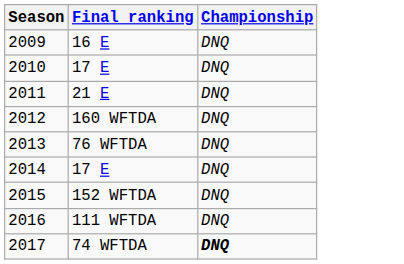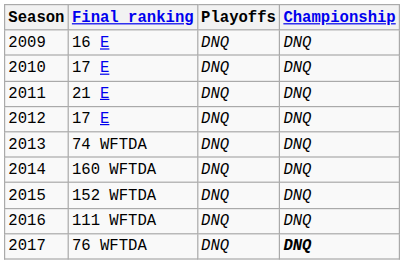+ column: (238, 17)
(114, 119) 160 WFTDA -> (91, 119) 17 E
(109, 144) 76 WFTDA -> (109, 144) 74 WFTDA
(91, 170) 17 E -> (114, 170) 160 WFTDA
(109, 246) 74 WFTDA -> (109, 246) 76 WFTDA
